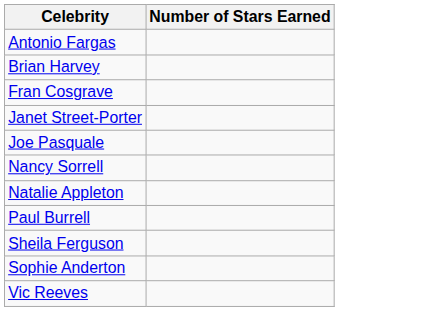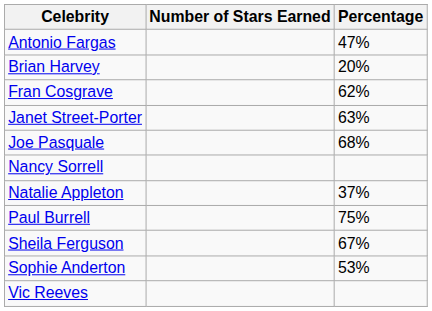+ column: (381, 17)
